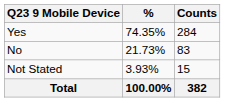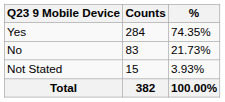columns swapped: (197, 13) <-> (148, 13)
